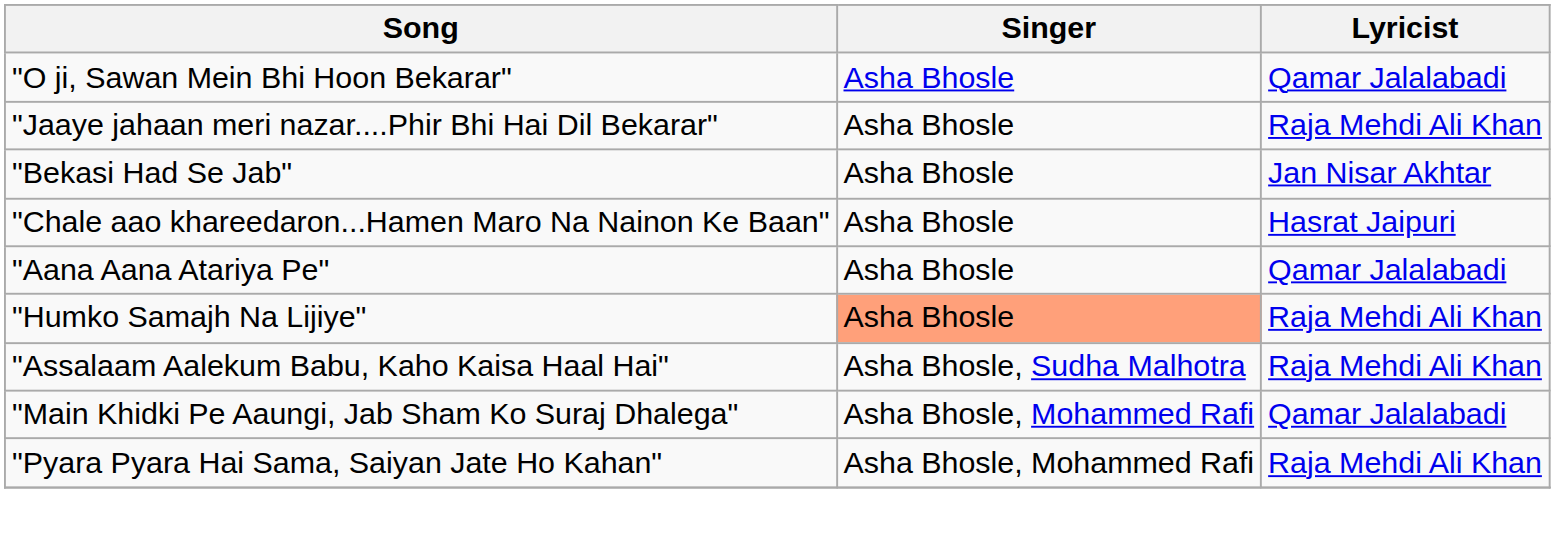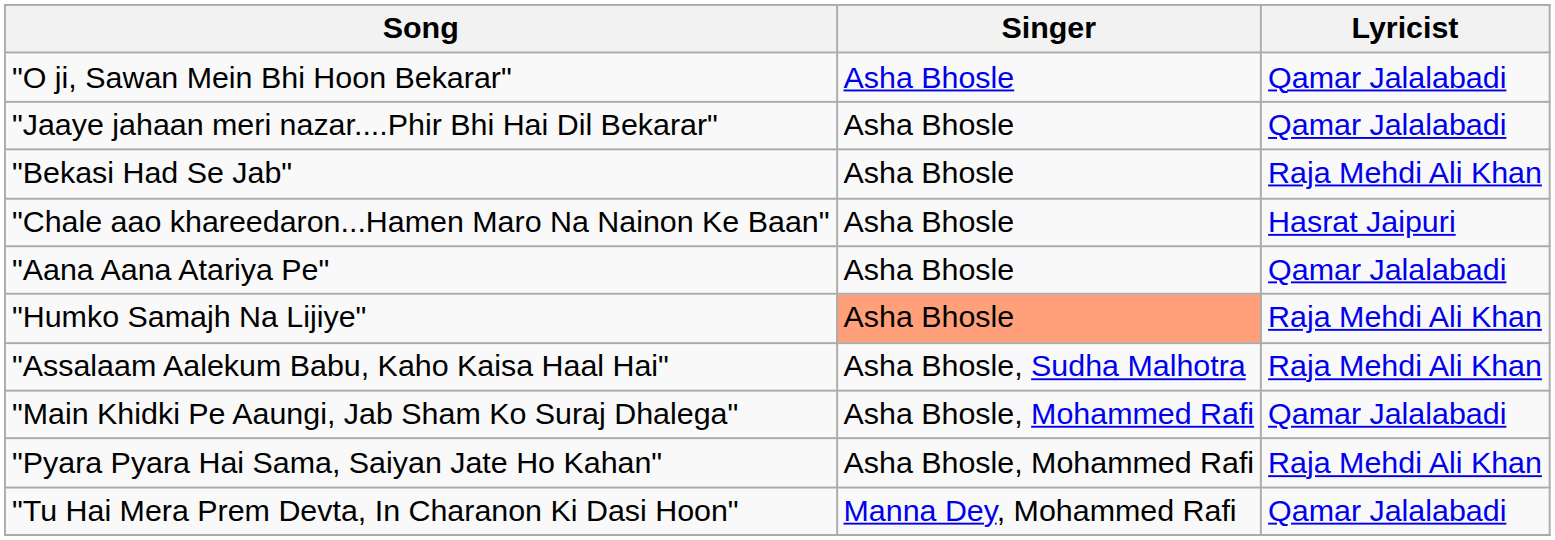(1405, 125) Raja Mehdi Ali Khan -> (1387, 125) Qamar Jalalabadi
(1380, 173) Jan Nisar Akhtar -> (1405, 173) Raja Mehdi Ali Khan
+ row: (375, 510)
